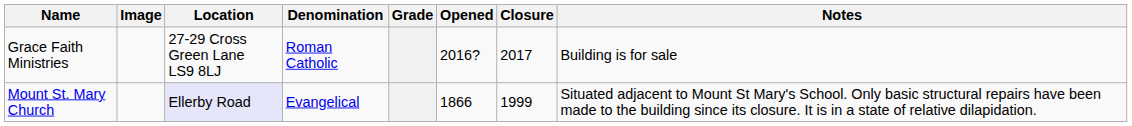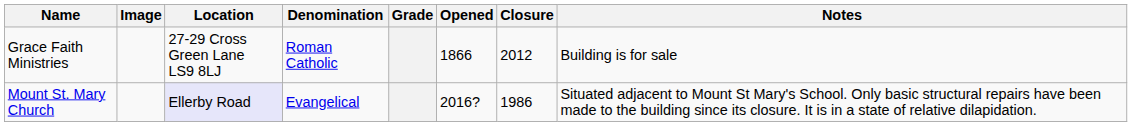(460, 54) 2016? -> (456, 54) 1866
(516, 54) 2017 -> (516, 54) 2012
(456, 102) 1866 -> (460, 102) 2016?
(516, 102) 1999 -> (516, 102) 1986
